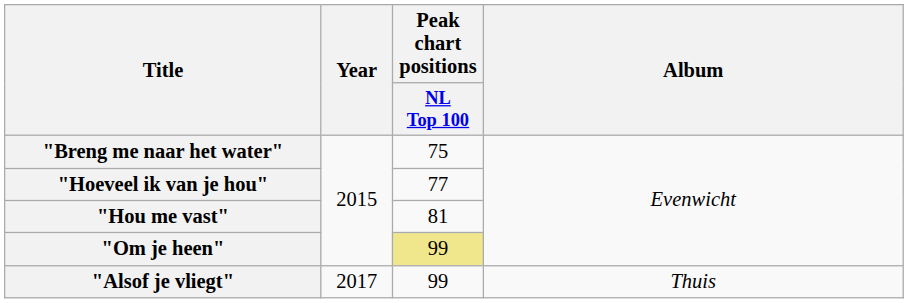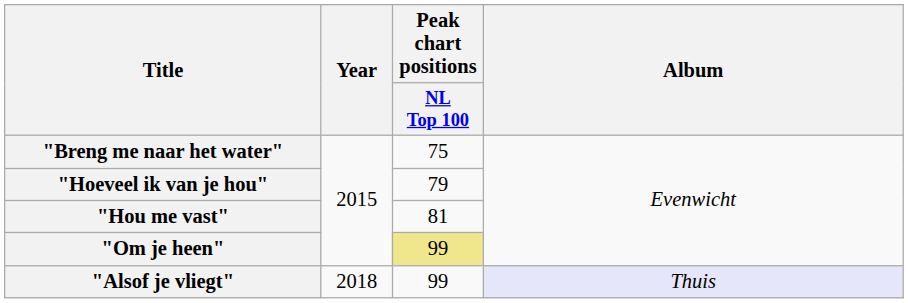(438, 183) 77 -> (438, 183) 79
(357, 281) 2017 -> (357, 281) 2018
(693, 281) no background -> (693, 281) lavender background
